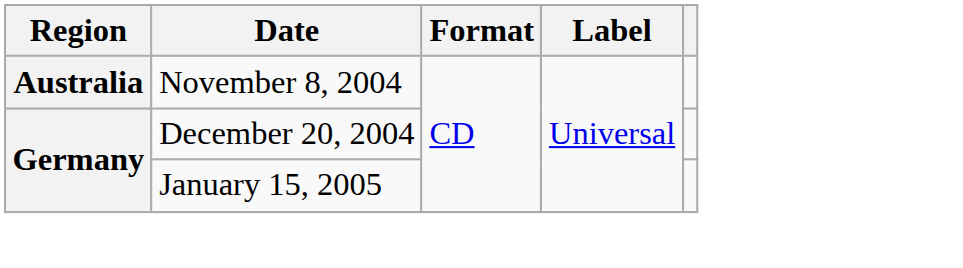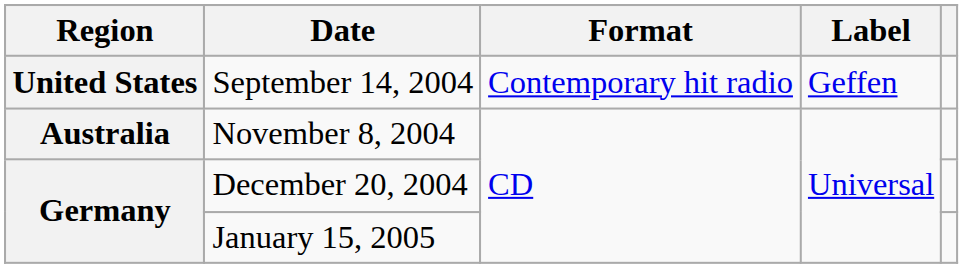+ row: (343, 81)
